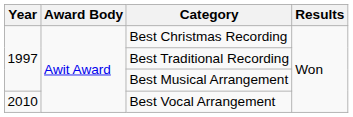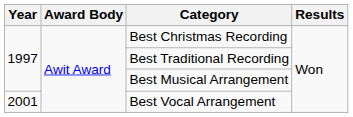(23, 101) 2010 -> (23, 101) 2001
